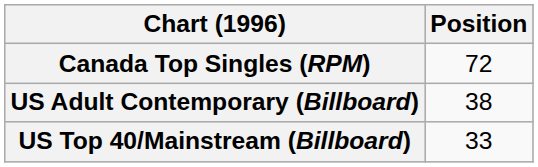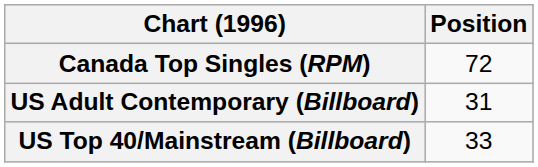(479, 102) 38 -> (479, 102) 31
